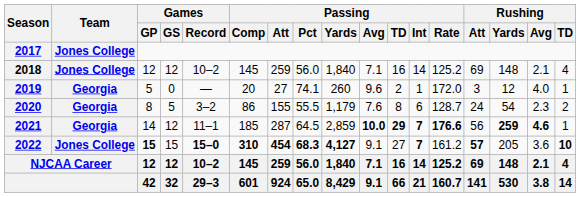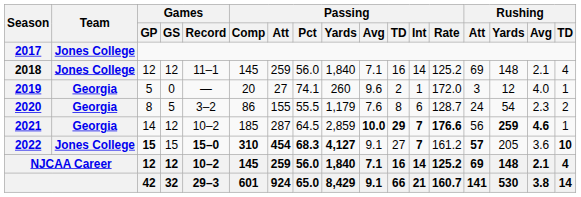(206, 70) 10–2 -> (206, 70) 11–1
(206, 126) 11–1 -> (206, 126) 10–2
